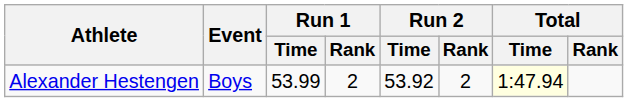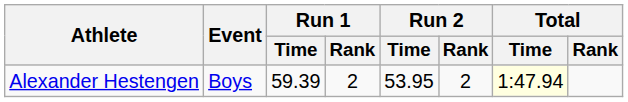(296, 81) 53.99 -> (296, 81) 59.39
(409, 81) 53.92 -> (409, 81) 53.95
